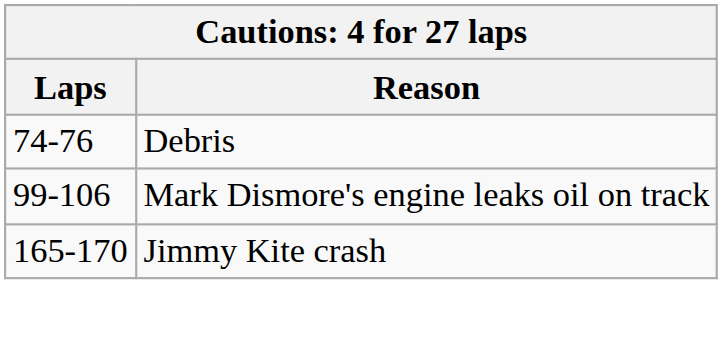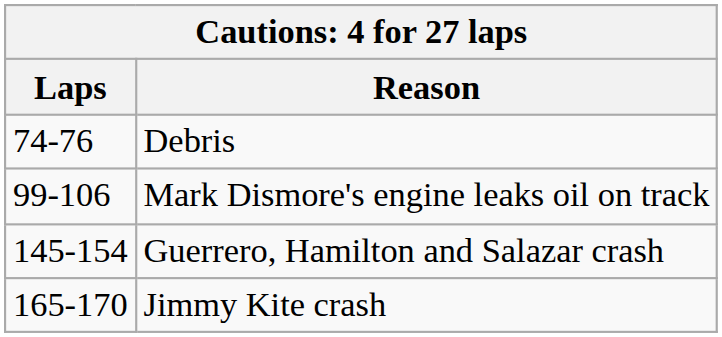+ row: (404, 250)
